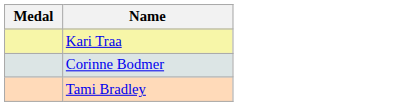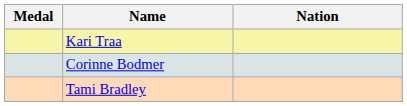+ column: (318, 17)
